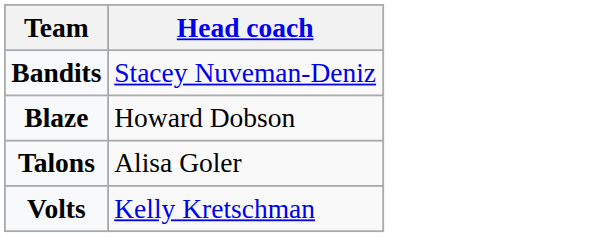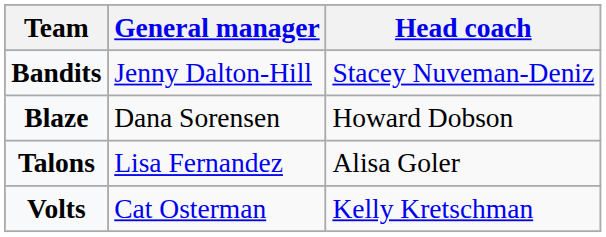+ column: (217, 27)
